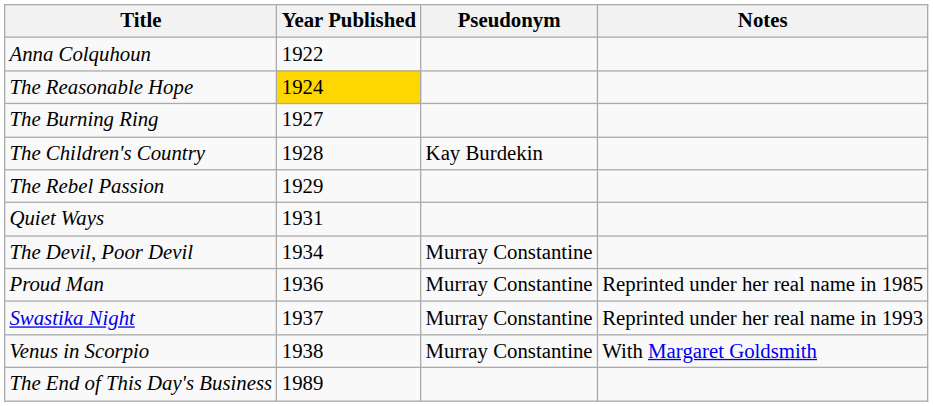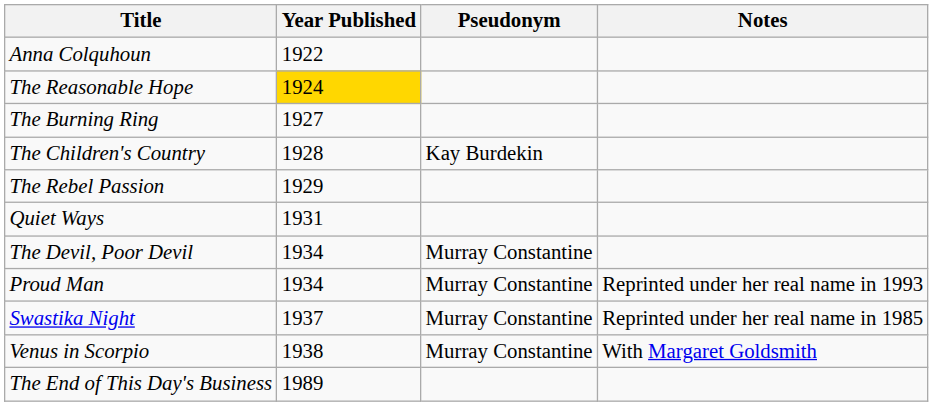(303, 284) 1936 -> (303, 284) 1934
(763, 284) Reprinted under her real name in 1985 -> (763, 284) Reprinted under her real name in 1993
(763, 317) Reprinted under her real name in 1993 -> (763, 317) Reprinted under her real name in 1985
